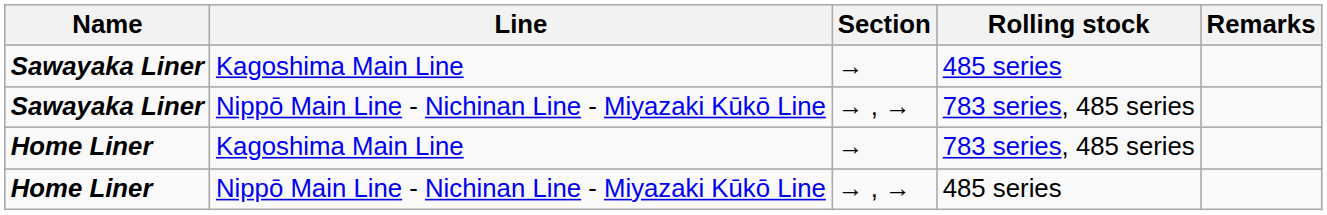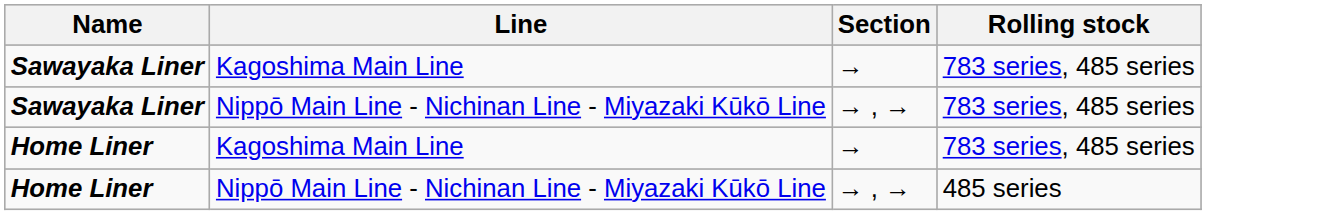- column: (1261, 24)
(1002, 65) 485 series -> (1069, 65) 783 series, 485 series
